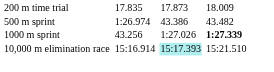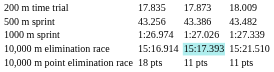(133, 21) 1:26.974 -> (152, 21) 43.256
(129, 35) 43.256 -> (156, 35) 1:26.974
(224, 35) bold -> (247, 35) normal
+ row: (68, 63)
